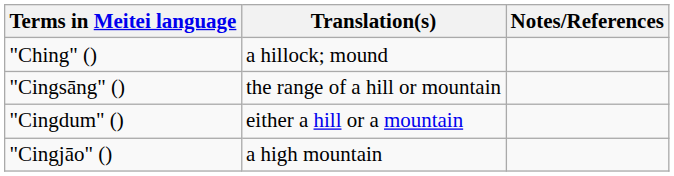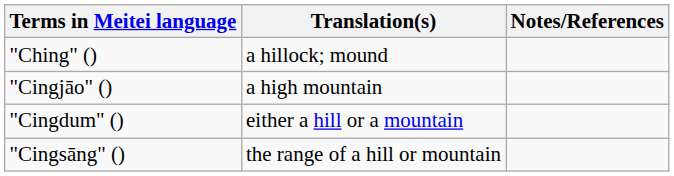rows swapped: (61, 154) <-> (67, 87)
